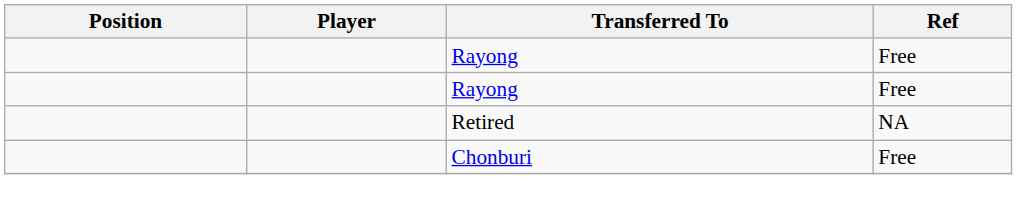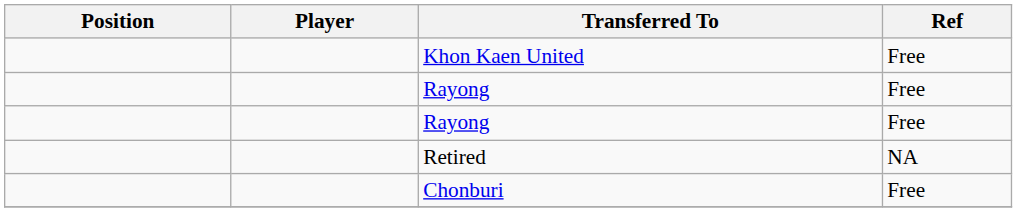+ row: (504, 55)
